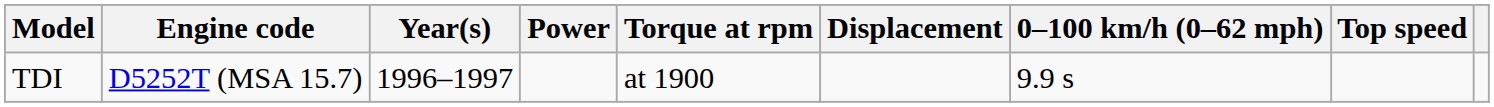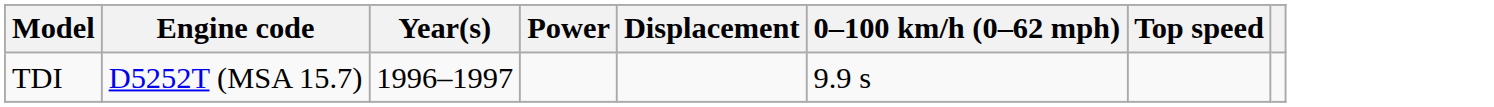- column: (719, 28)
